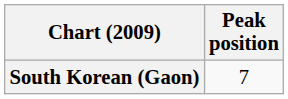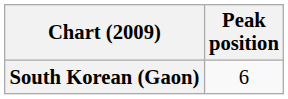(244, 76) 7 -> (244, 76) 6
